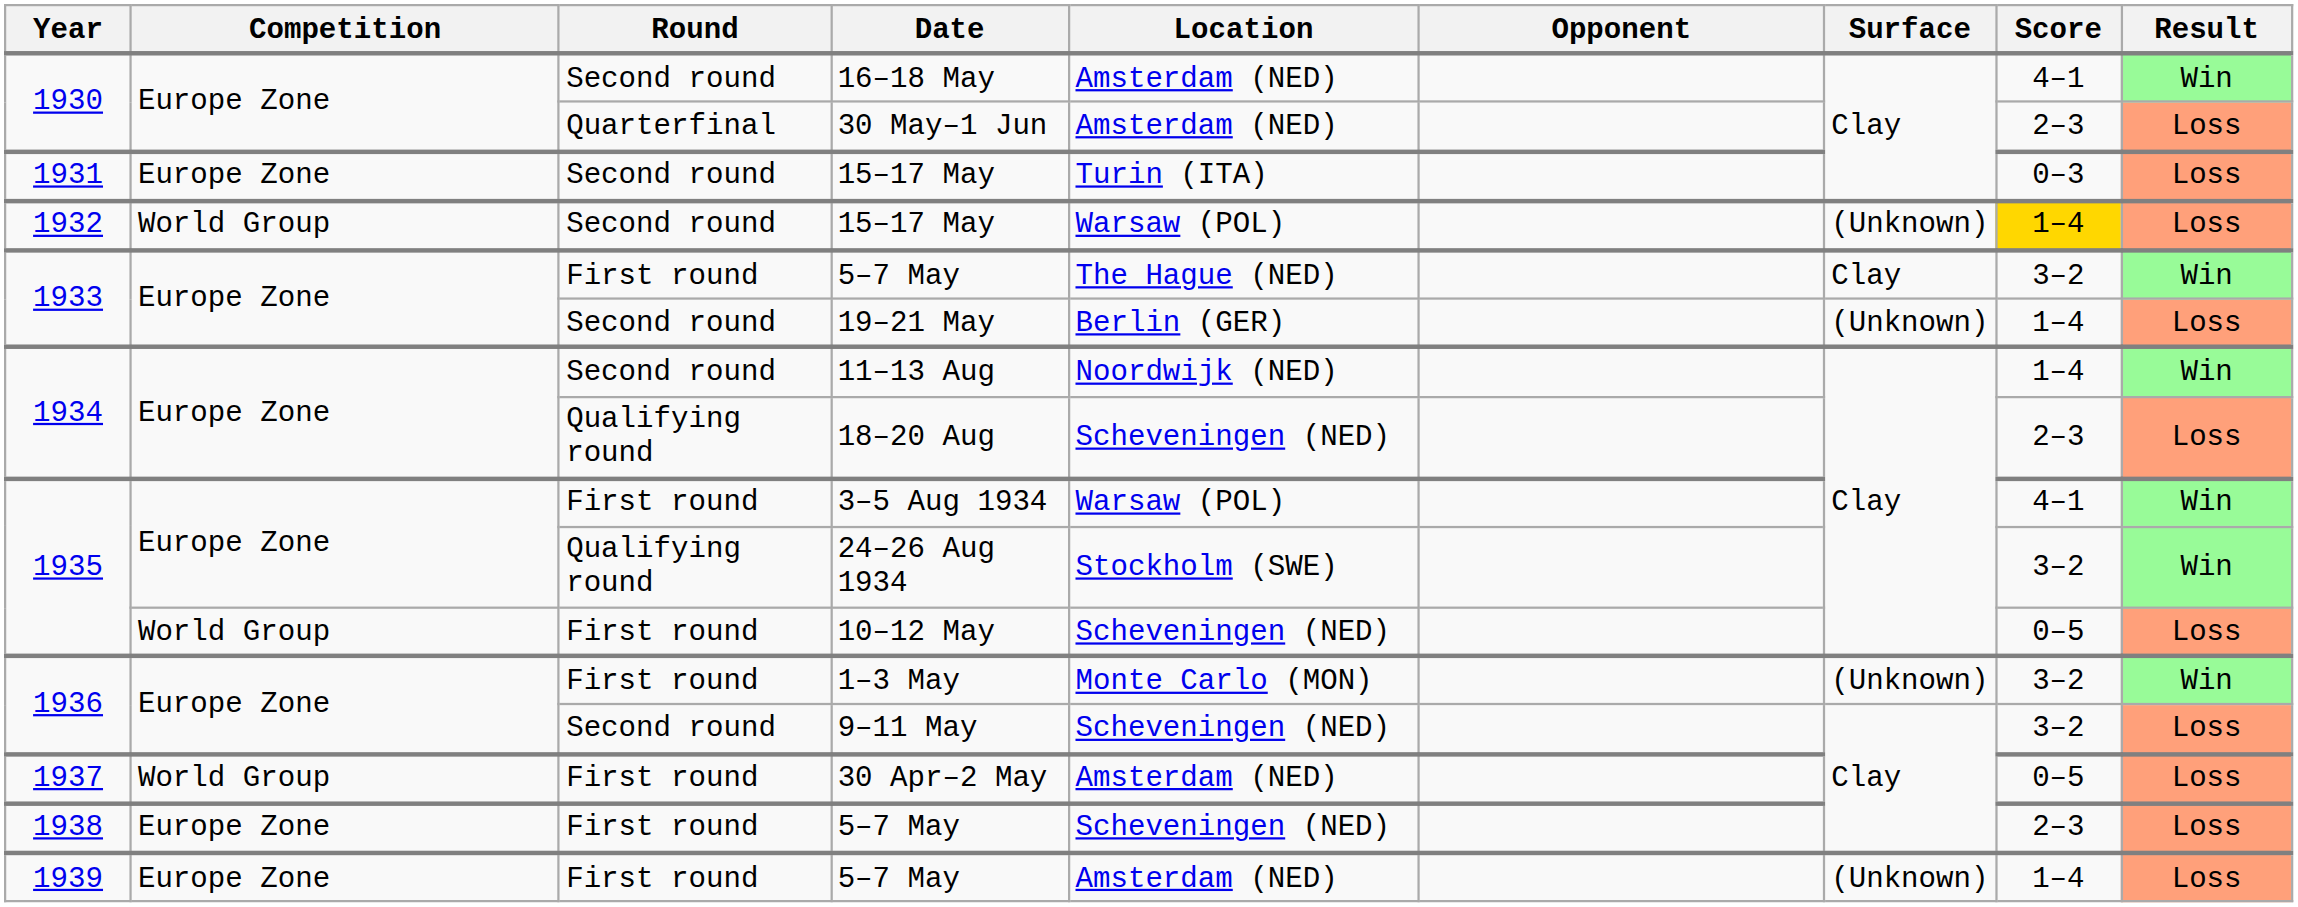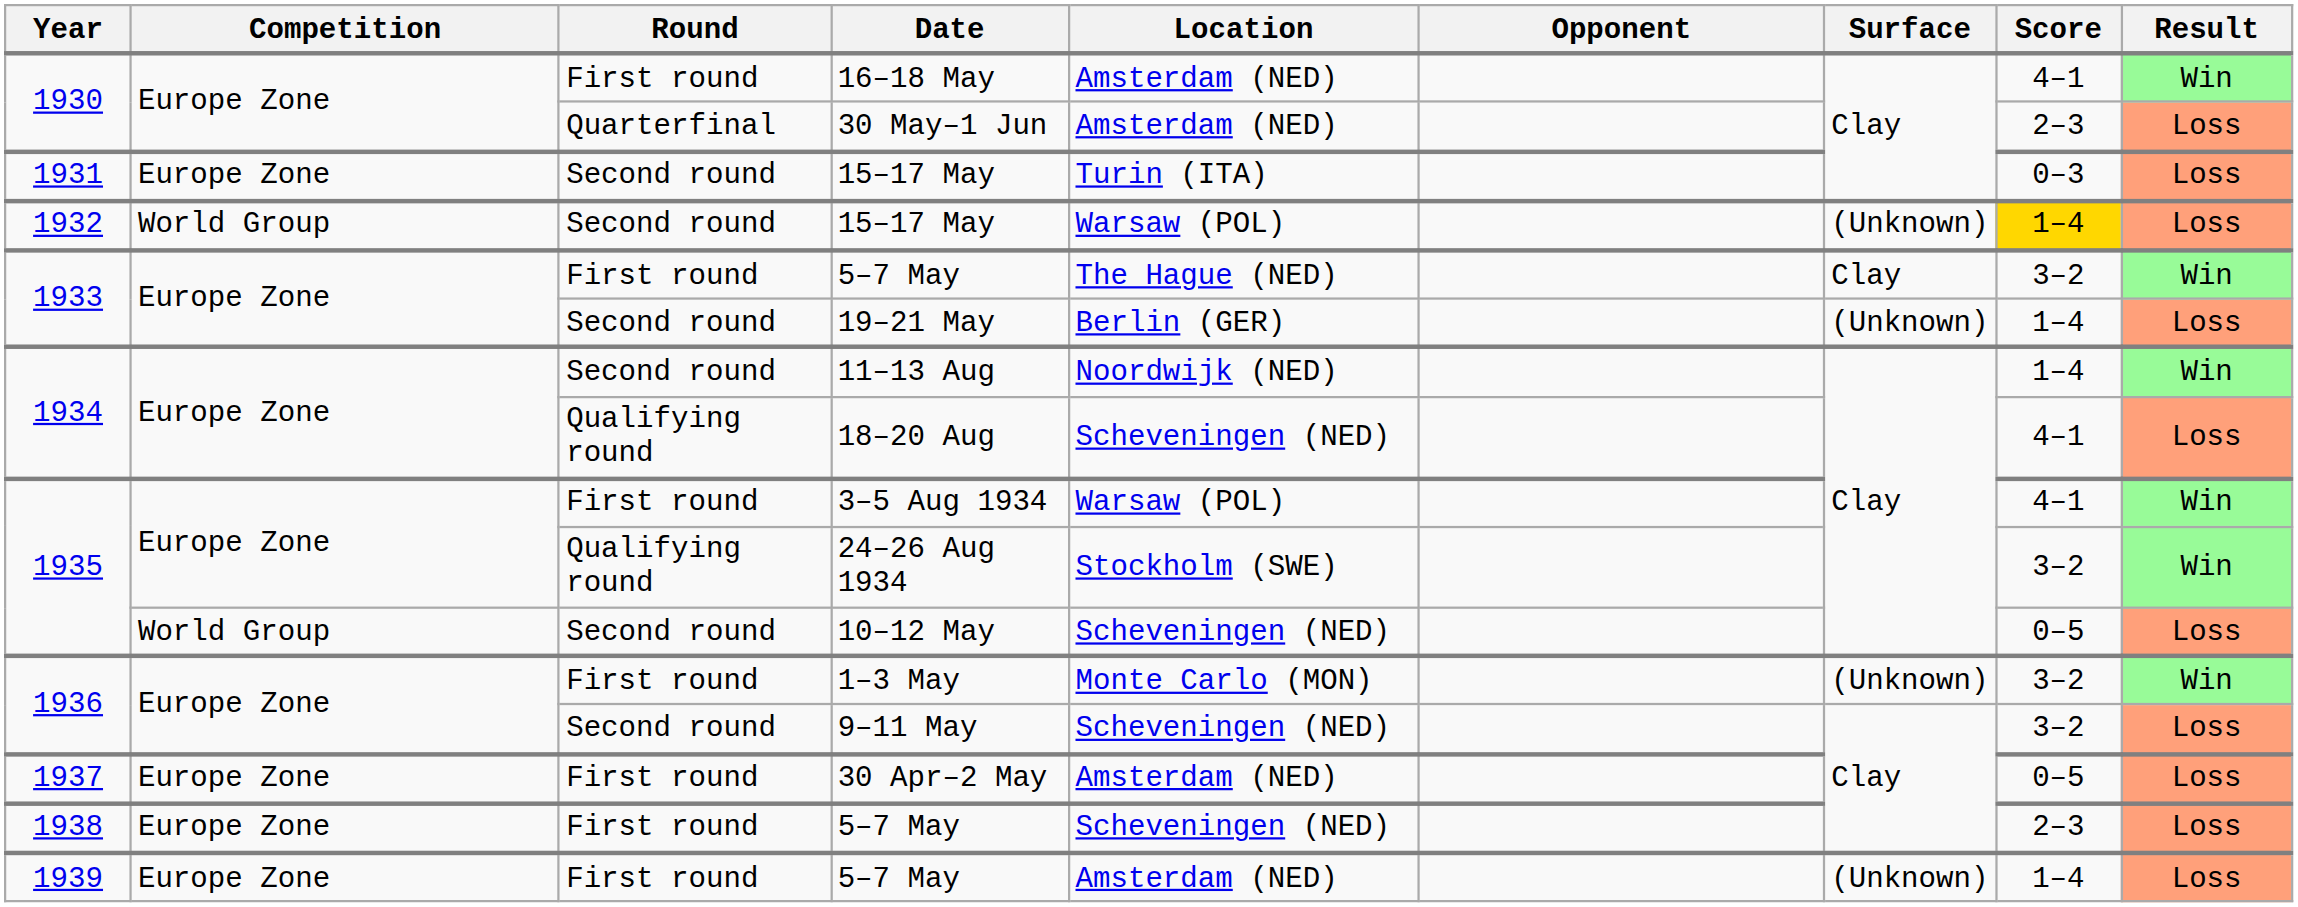(671, 79) Second round -> (662, 79) First round
(2058, 437) 2–3 -> (2058, 437) 4–1
(662, 632) First round -> (671, 632) Second round
(234, 778) World Group -> (234, 778) Europe Zone
